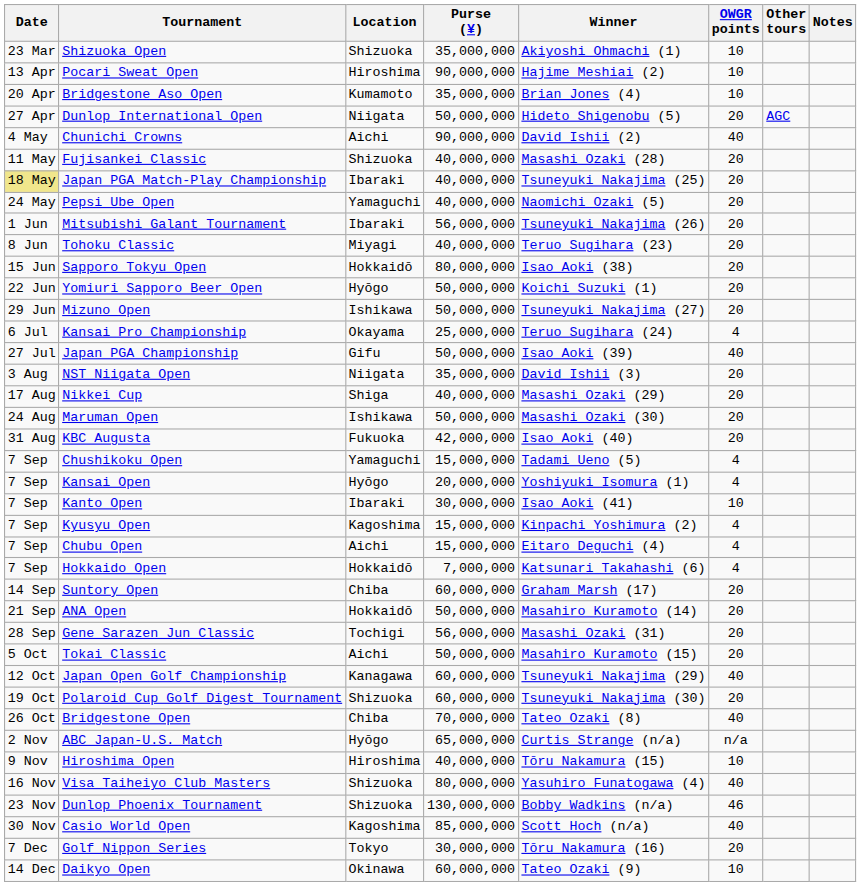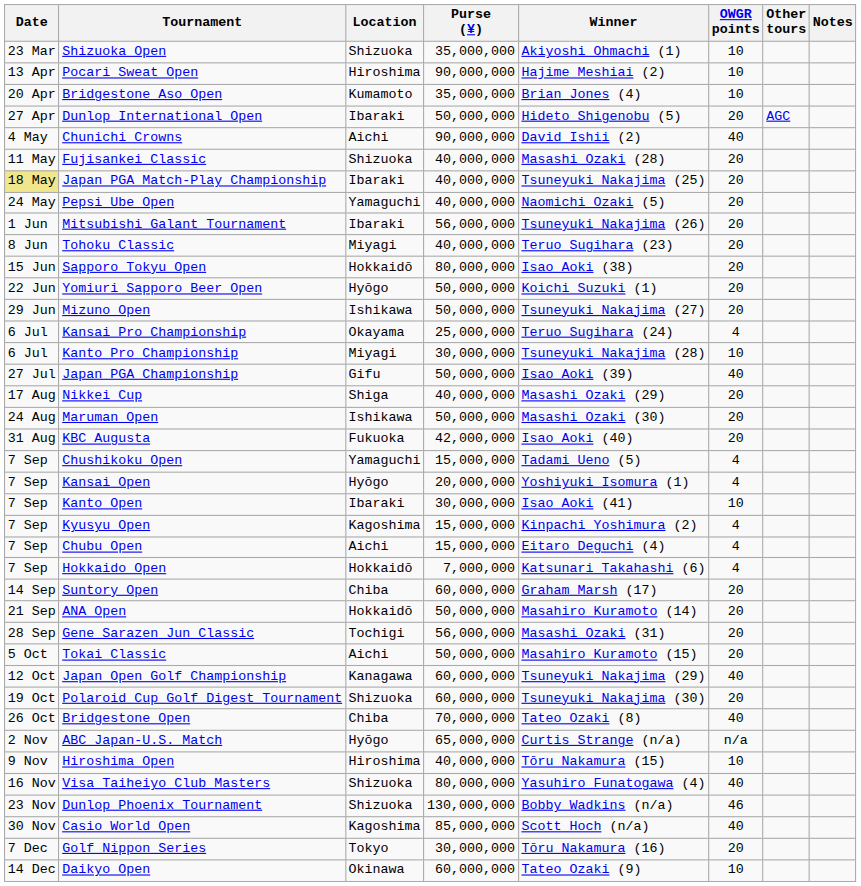(377, 117) Niigata -> (377, 117) Ibaraki
+ row: (150, 354)
- row: (126, 375)
